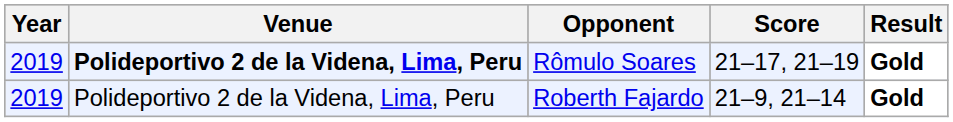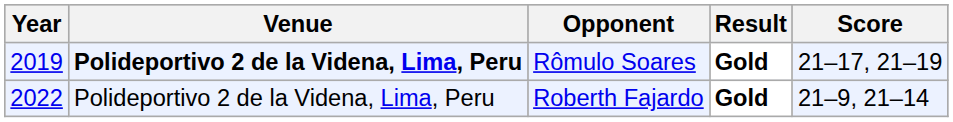columns swapped: (787, 24) <-> (906, 24)
(37, 98) 2019 -> (37, 98) 2022
